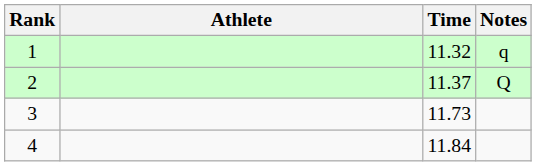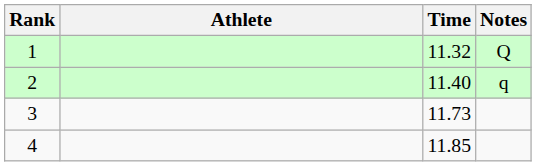(504, 51) q -> (504, 51) Q
(449, 82) 11.37 -> (449, 82) 11.40
(504, 82) Q -> (504, 82) q
(449, 144) 11.84 -> (449, 144) 11.85
